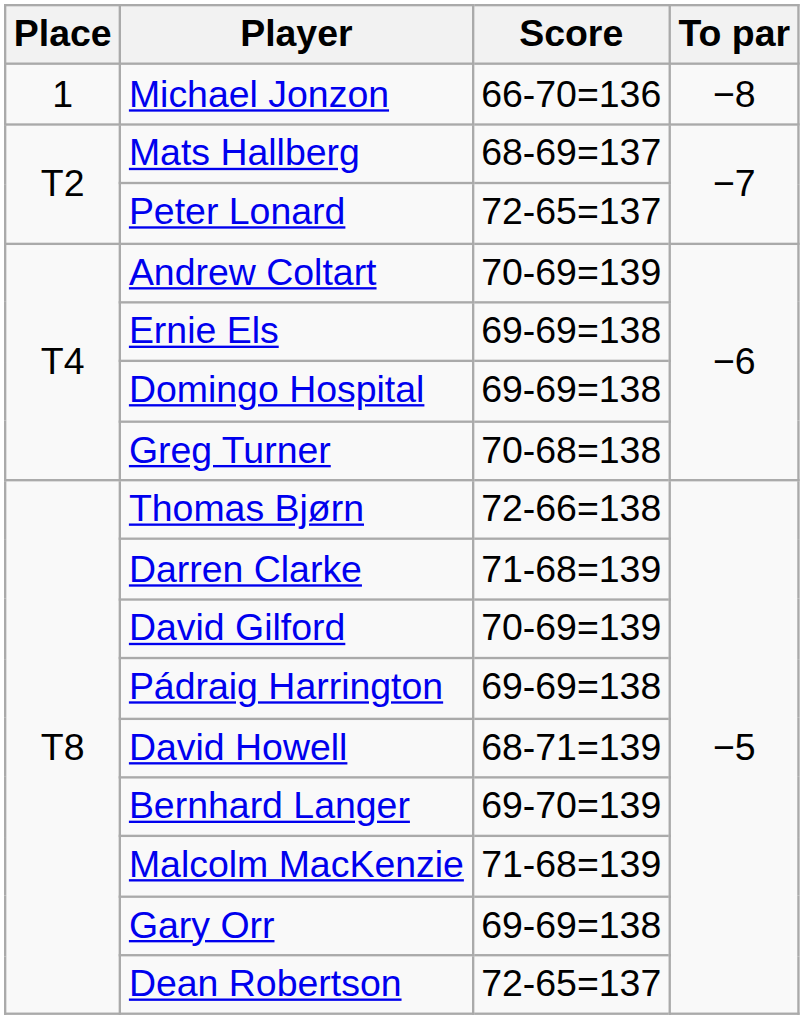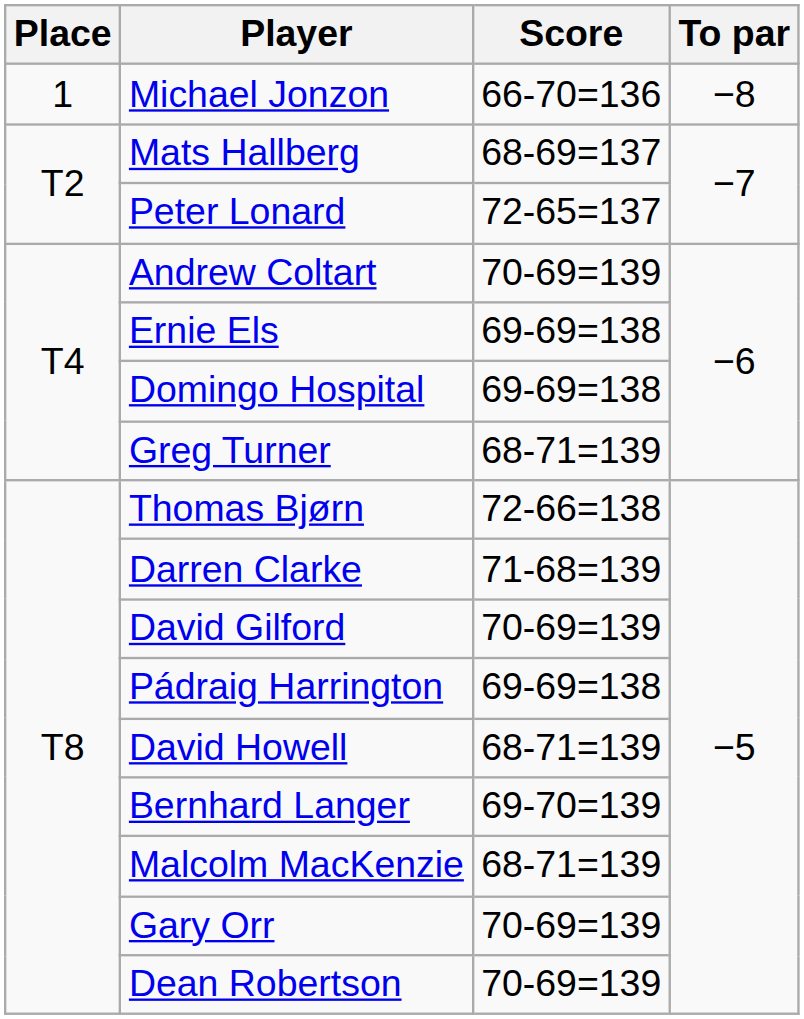(571, 449) 70-68=138 -> (571, 449) 68-71=139
(571, 865) 71-68=139 -> (571, 865) 68-71=139
(571, 924) 69-69=138 -> (571, 924) 70-69=139
(571, 984) 72-65=137 -> (571, 984) 70-69=139
